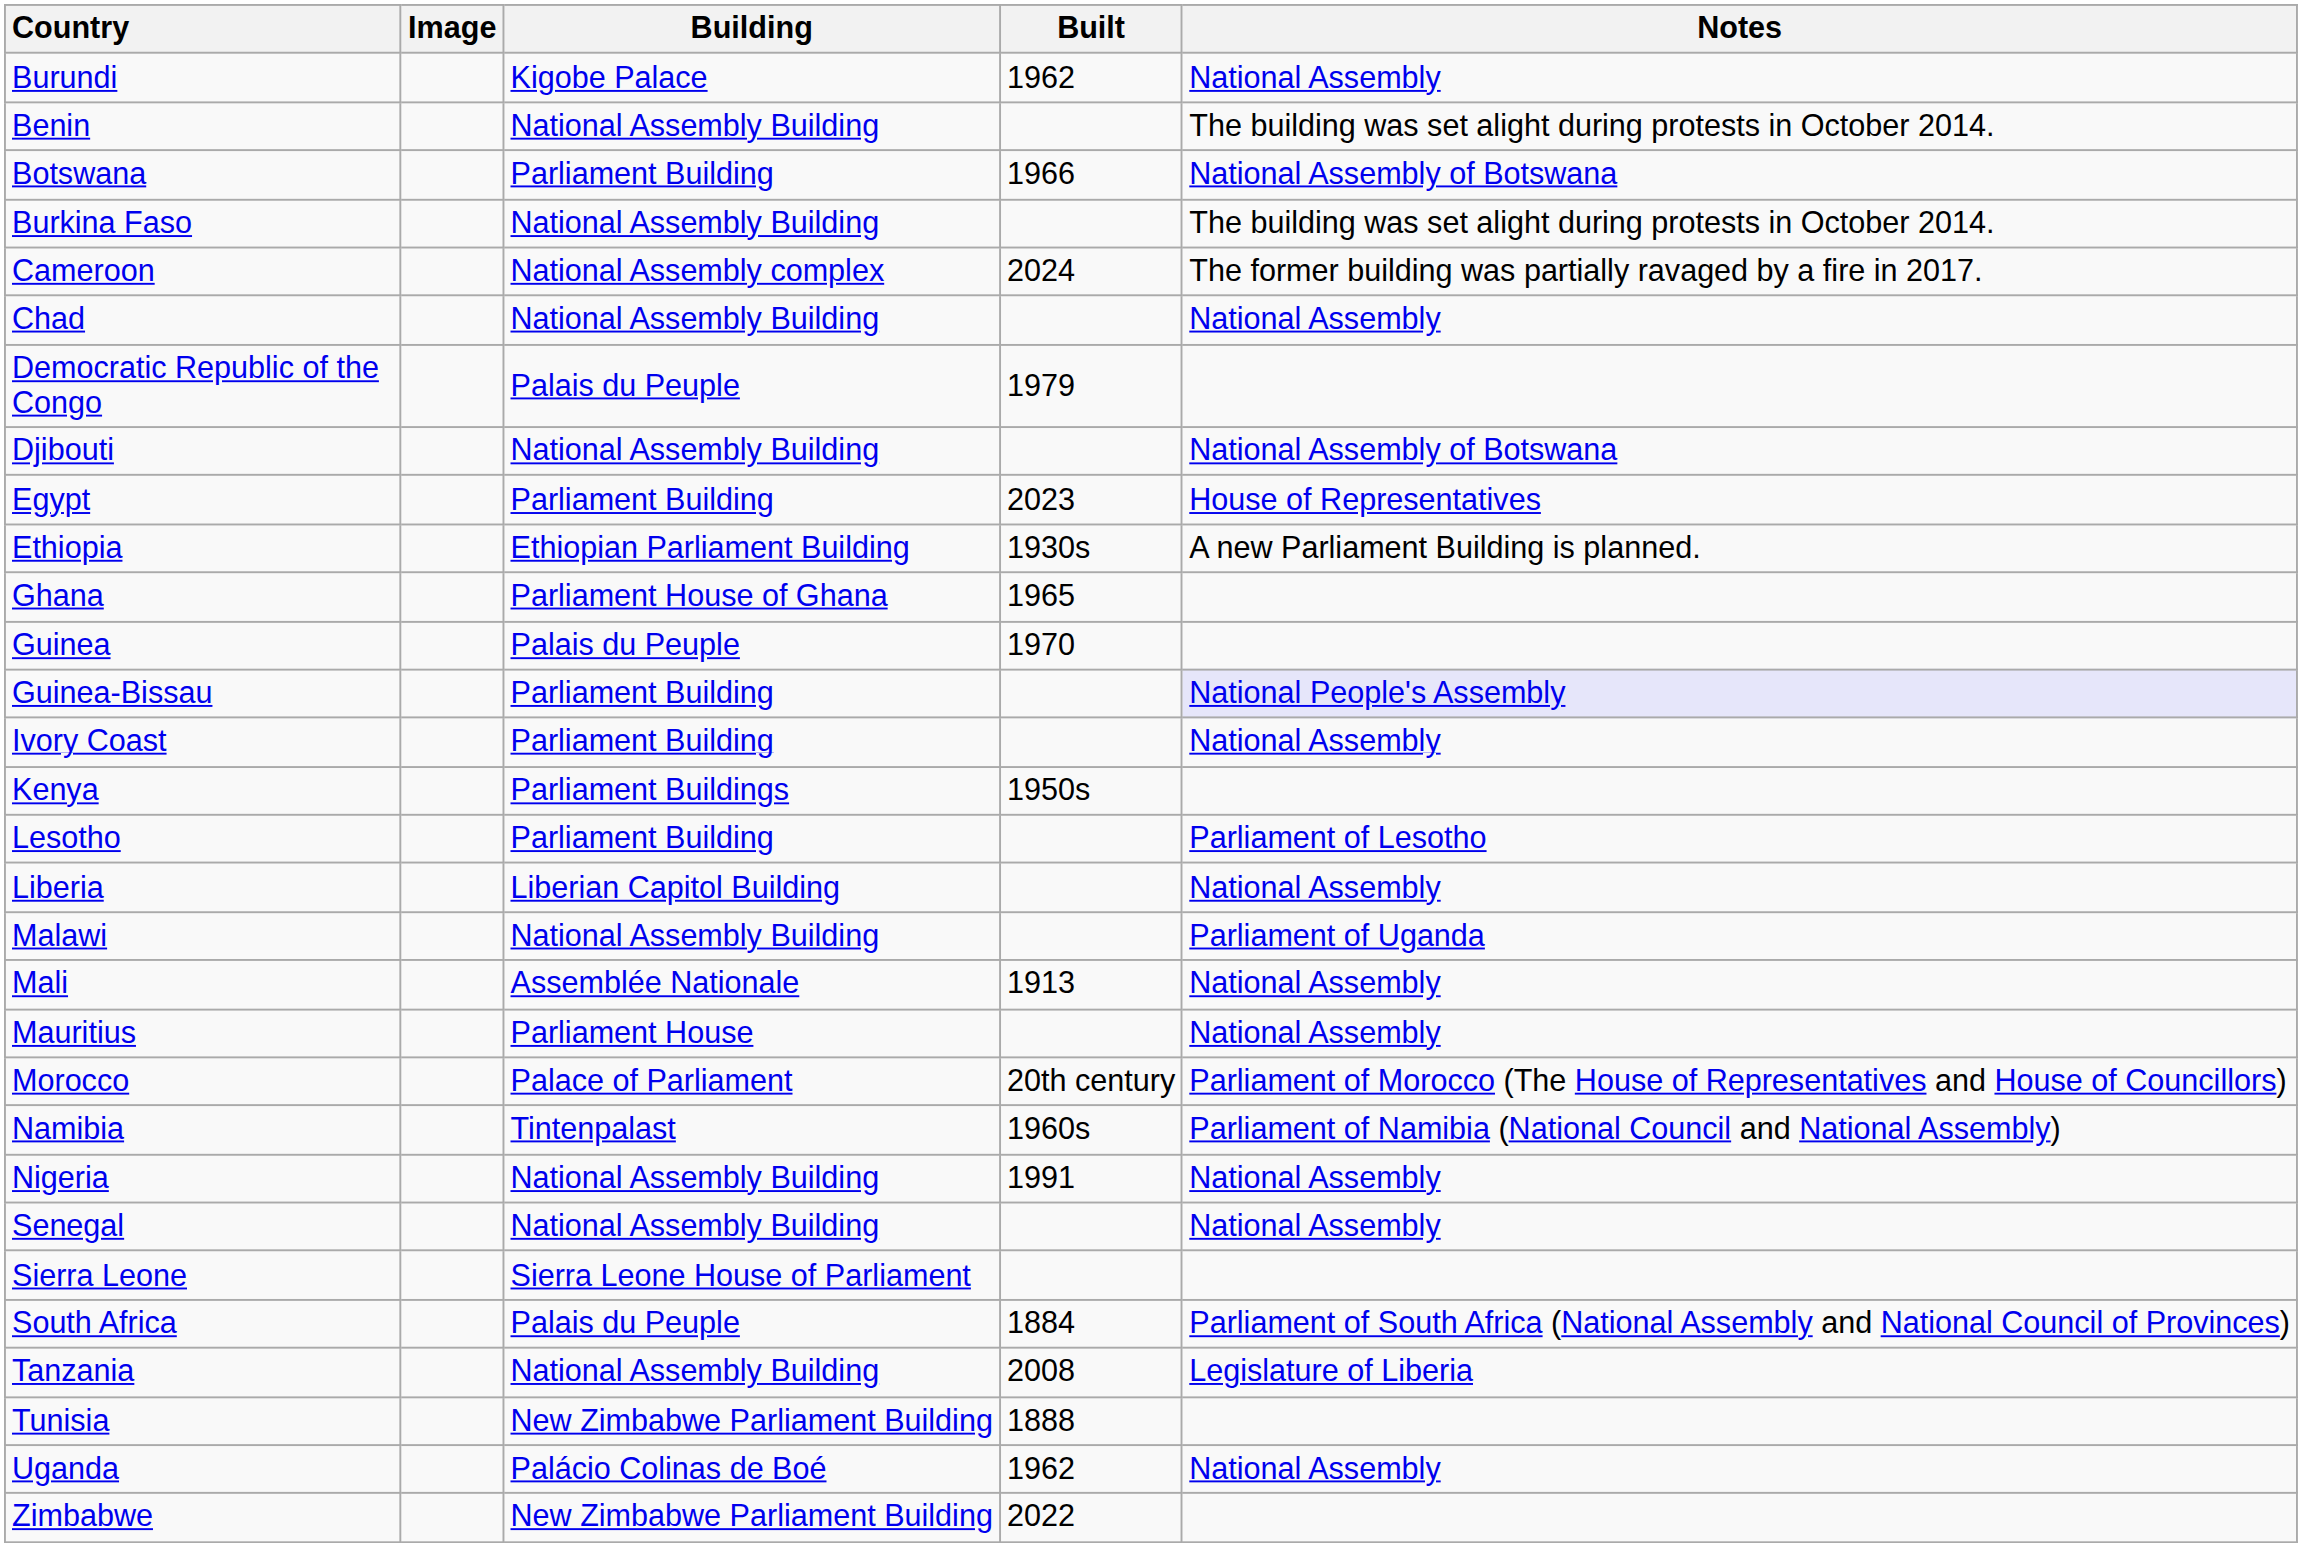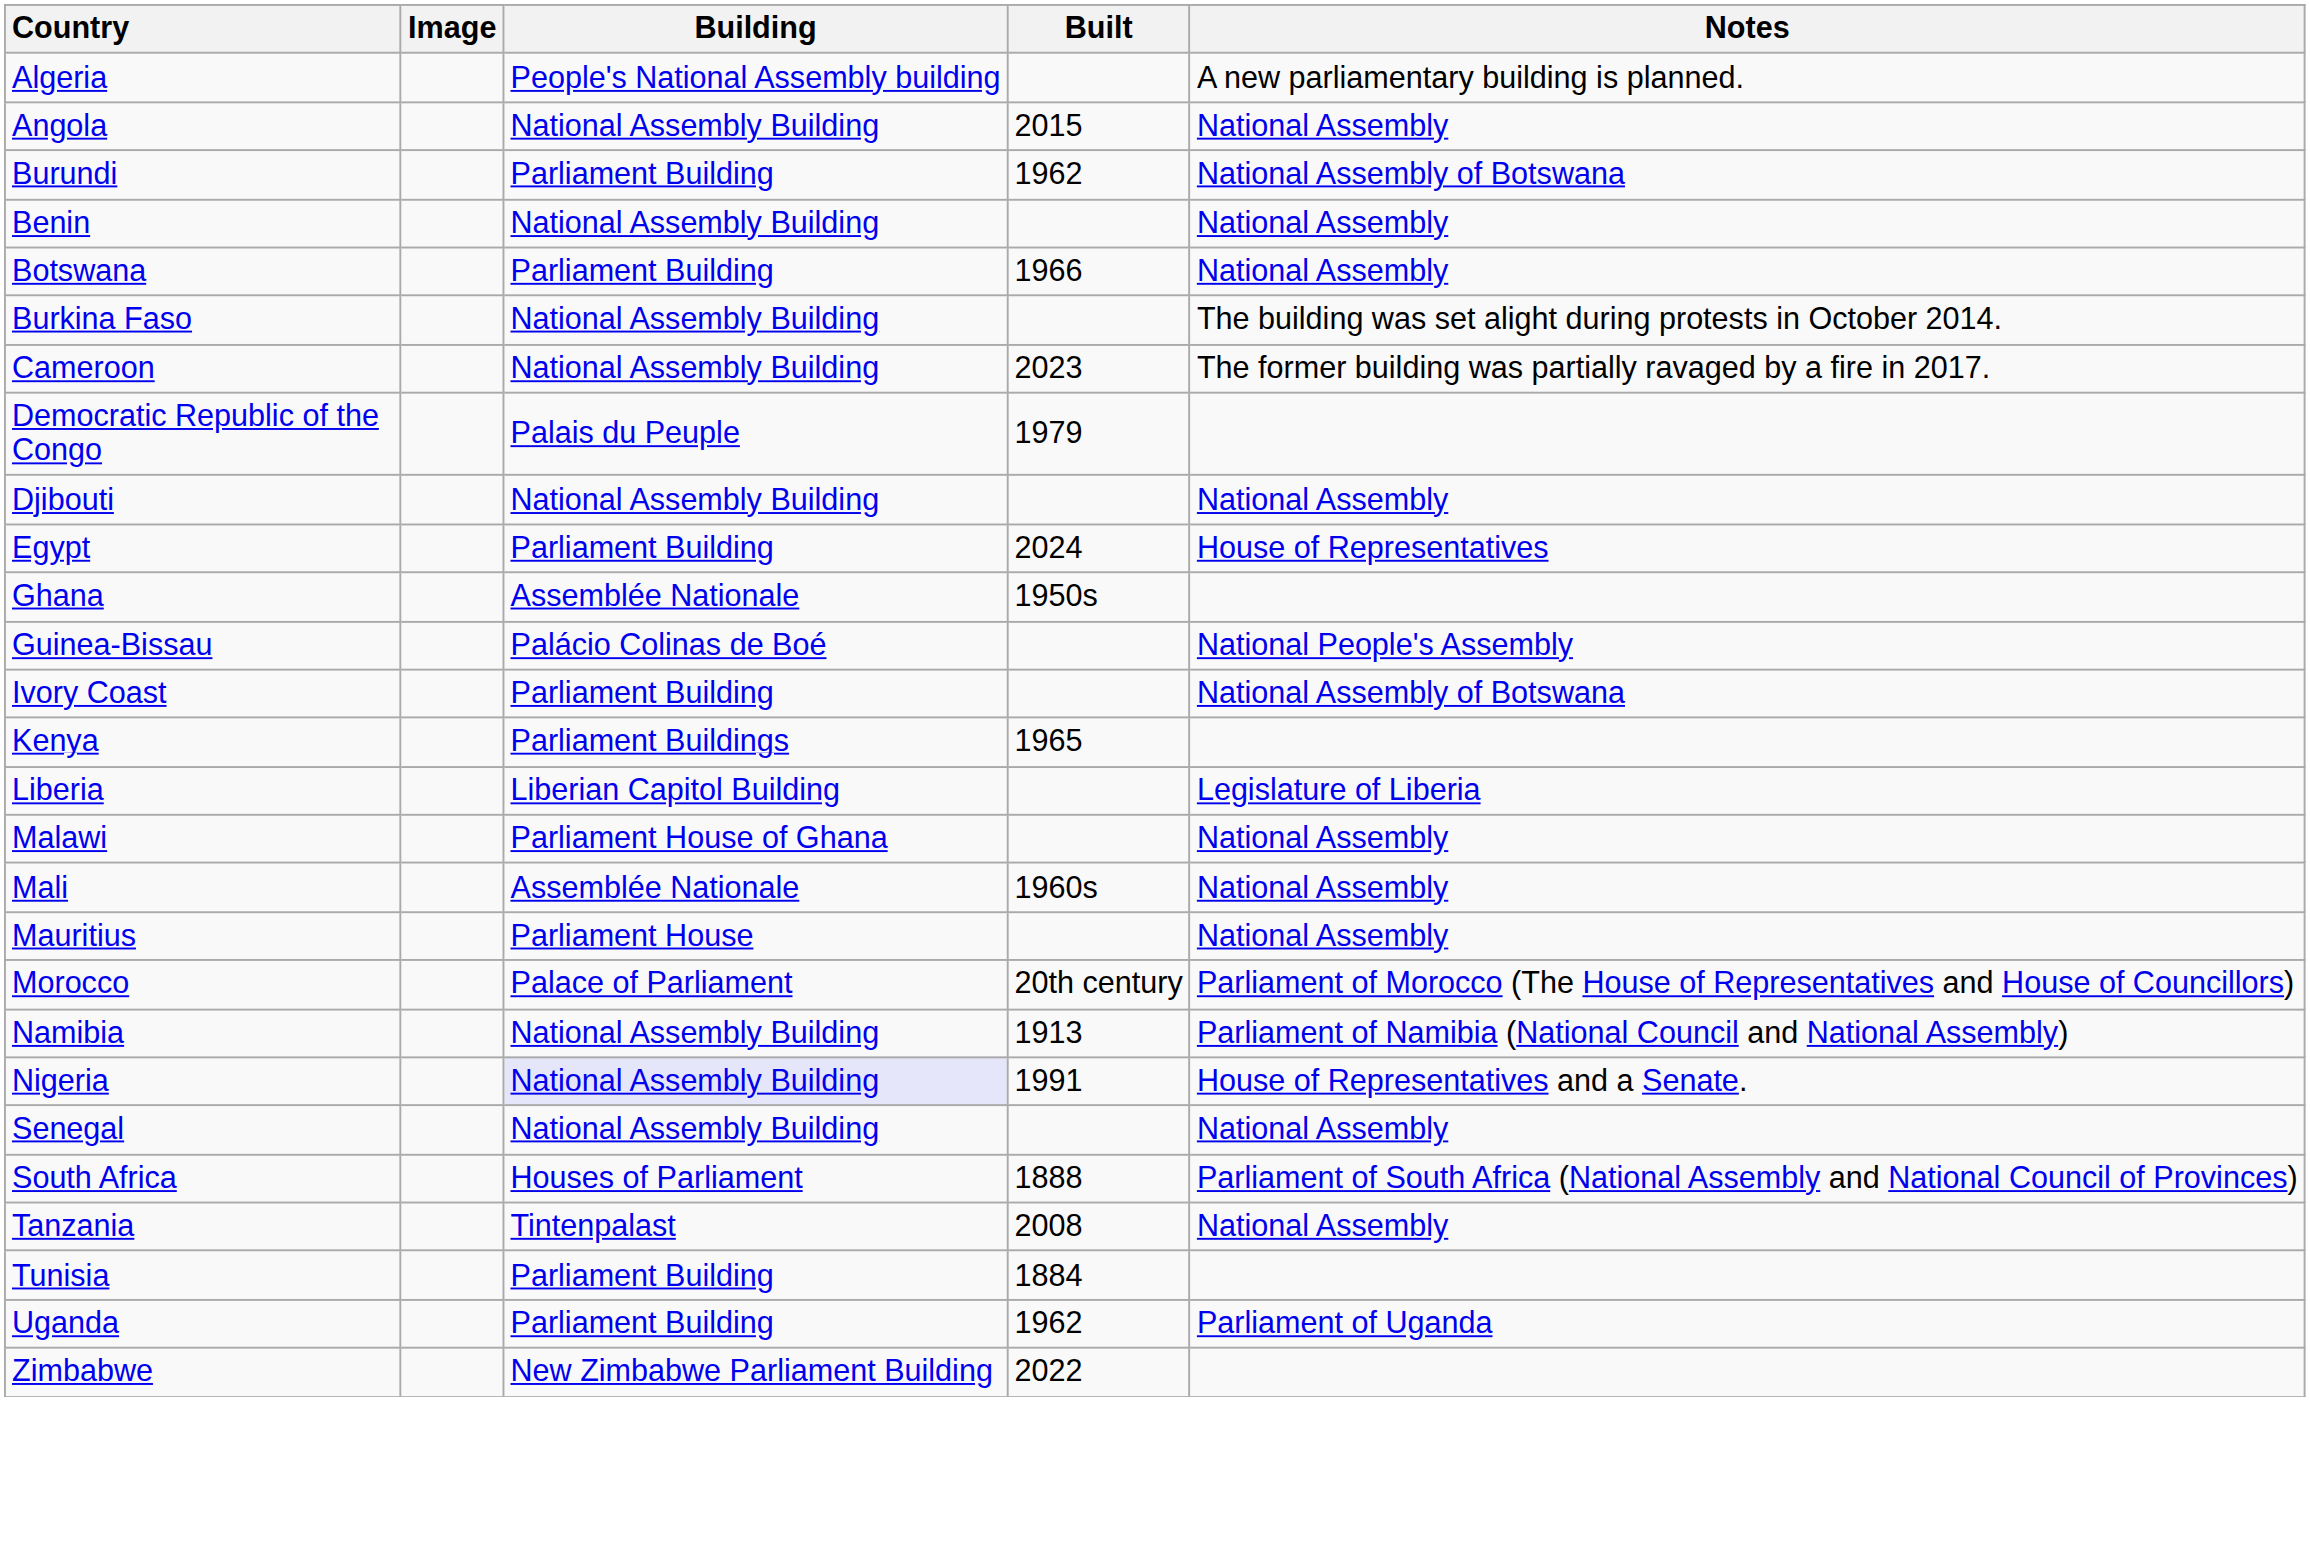+ row: (60, 77)
+ row: (60, 125)
(609, 77) Kigobe Palace -> (642, 174) Parliament Building
(1315, 77) National Assembly -> (1411, 174) National Assembly of Botswana
(1592, 125) The building was set alight during protests in October 2014. -> (1323, 222) National Assembly
(1403, 174) National Assembly of Botswana -> (1323, 271) National Assembly
(697, 271) National Assembly complex -> (695, 367) National Assembly Building
(1041, 271) 2024 -> (1049, 367) 2023
- row: (49, 319)
(1403, 450) National Assembly of Botswana -> (1323, 499) National Assembly
(1041, 499) 2023 -> (1049, 547) 2024
- row: (67, 547)
(699, 596) Parliament House of Ghana -> (655, 596) Assemblée Nationale
(1041, 596) 1965 -> (1056, 596) 1950s
- row: (61, 644)
(642, 693) Parliament Building -> (669, 644) Palácio Colinas de Boé
(1377, 693) lavender background -> (1385, 644) no background
(1315, 741) National Assembly -> (1411, 693) National Assembly of Botswana
(1049, 790) 1950s -> (1049, 741) 1965
- row: (66, 838)
(1315, 887) National Assembly -> (1339, 790) Legislature of Liberia
(695, 935) National Assembly Building -> (699, 838) Parliament House of Ghana
(1337, 935) Parliament of Uganda -> (1323, 838) National Assembly
(1041, 983) 1913 -> (1056, 887) 1960s
(593, 1129) Tintenpalast -> (695, 1032) National Assembly Building
(1049, 1129) 1960s -> (1049, 1032) 1913
(695, 1177) no background -> (695, 1080) lavender background
(1315, 1177) National Assembly -> (1472, 1080) House of Representatives and a Senate.
- row: (100, 1274)
(625, 1323) Palais du Peuple -> (657, 1177) Houses of Parliament
(1041, 1323) 1884 -> (1049, 1177) 1888
(695, 1371) National Assembly Building -> (593, 1226) Tintenpalast
(1331, 1371) Legislature of Liberia -> (1323, 1226) National Assembly
(752, 1420) New Zimbabwe Parliament Building -> (642, 1274) Parliament Building
(1041, 1420) 1888 -> (1049, 1274) 1884
(669, 1468) Palácio Colinas de Boé -> (642, 1323) Parliament Building
(1315, 1468) National Assembly -> (1345, 1323) Parliament of Uganda
